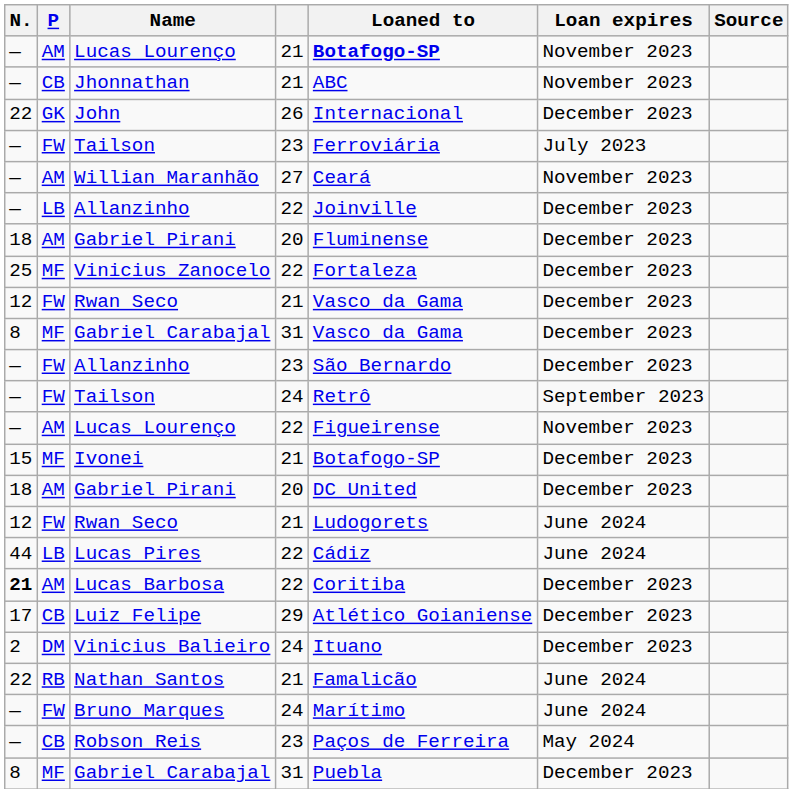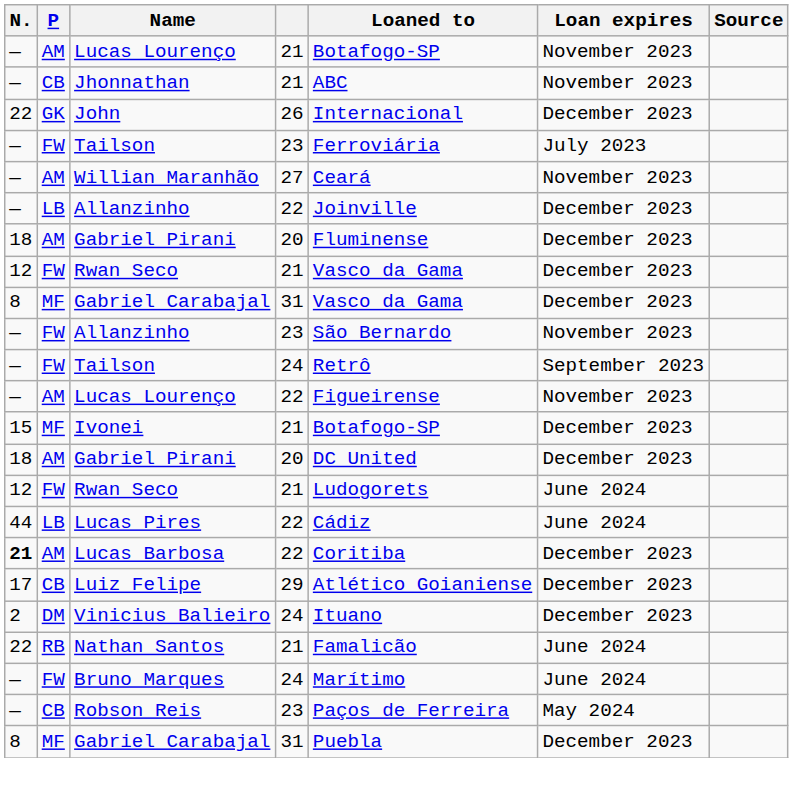(376, 52) bold -> (376, 52) normal
- row: (172, 271)
(617, 365) December 2023 -> (617, 334) November 2023
